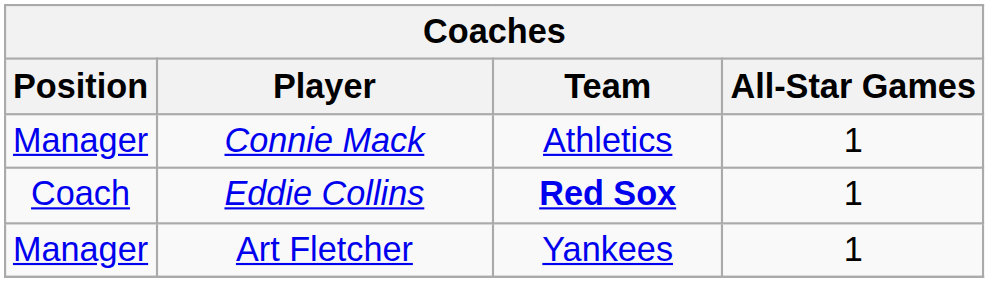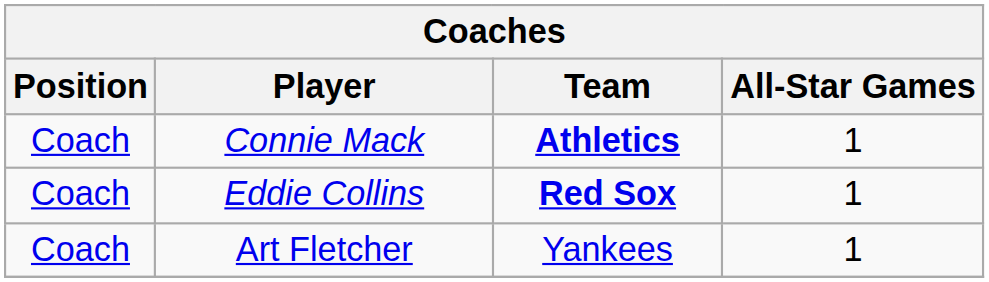(81, 140) Manager -> (80, 140) Coach
(608, 140) normal -> (608, 140) bold
(81, 248) Manager -> (80, 248) Coach
